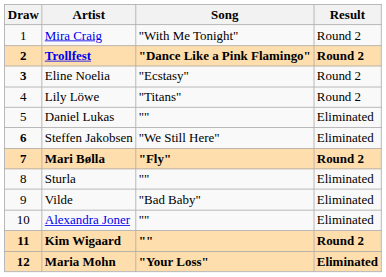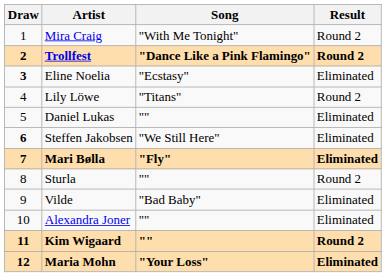(339, 76) Round 2 -> (345, 76) Eliminated
(340, 158) Round 2 -> (347, 158) Eliminated
(345, 179) Eliminated -> (339, 179) Round 2
